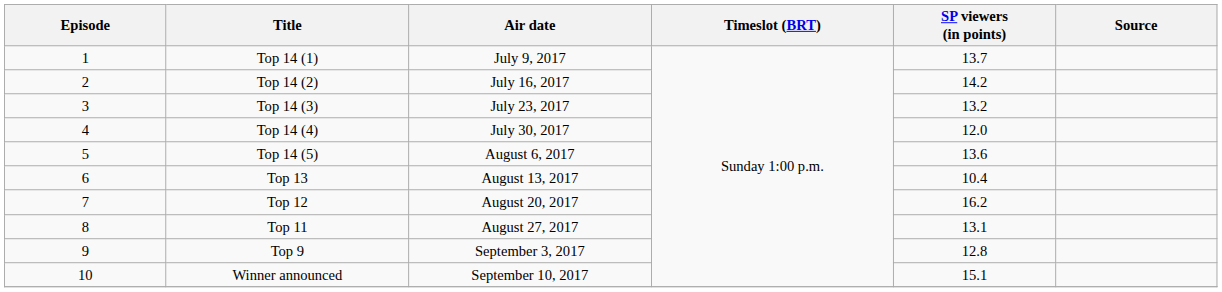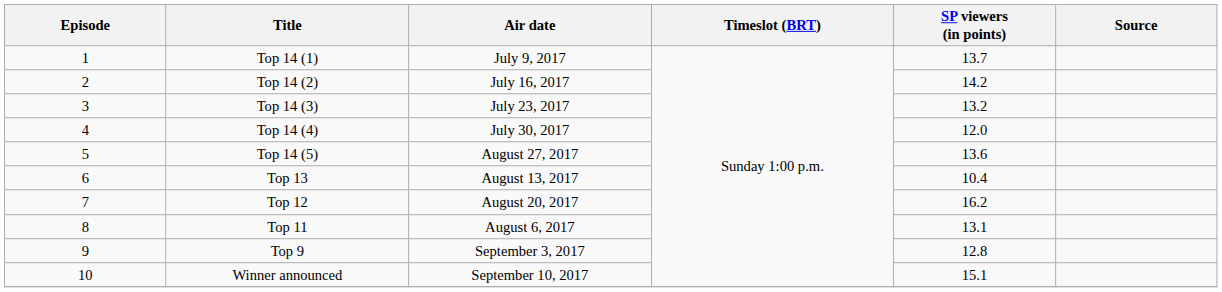(530, 154) August 6, 2017 -> (530, 154) August 27, 2017
(530, 226) August 27, 2017 -> (530, 226) August 6, 2017
